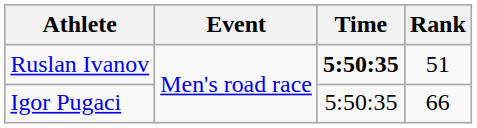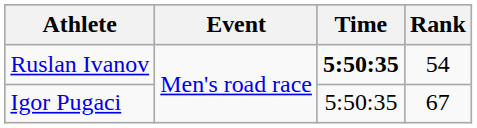(438, 64) 51 -> (438, 64) 54
(438, 103) 66 -> (438, 103) 67
